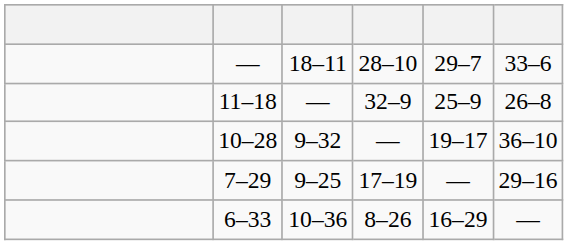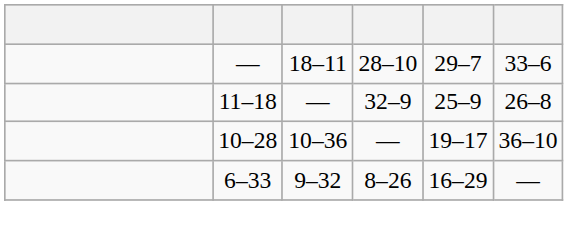(318, 141) 9–32 -> (318, 141) 10–36
- row: (248, 180)
(318, 219) 10–36 -> (318, 180) 9–32
